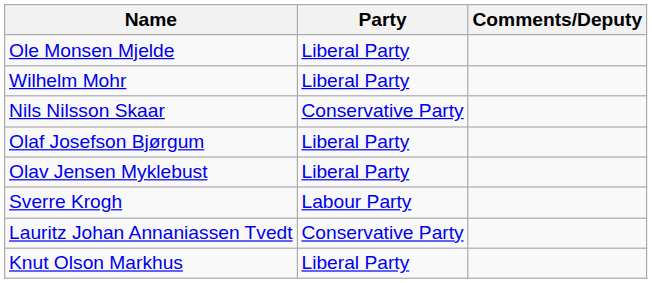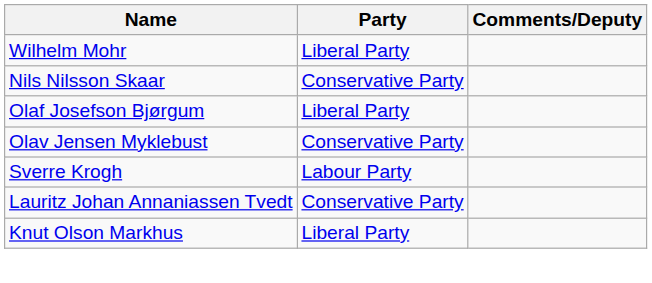- row: (92, 50)
(355, 171) Liberal Party -> (383, 141) Conservative Party
